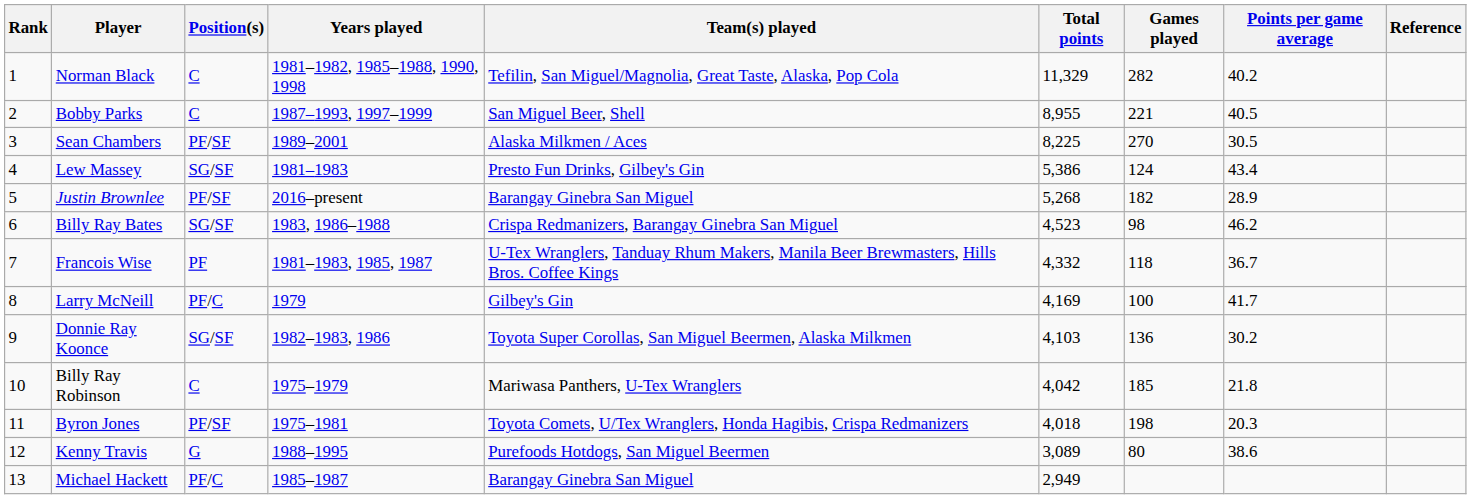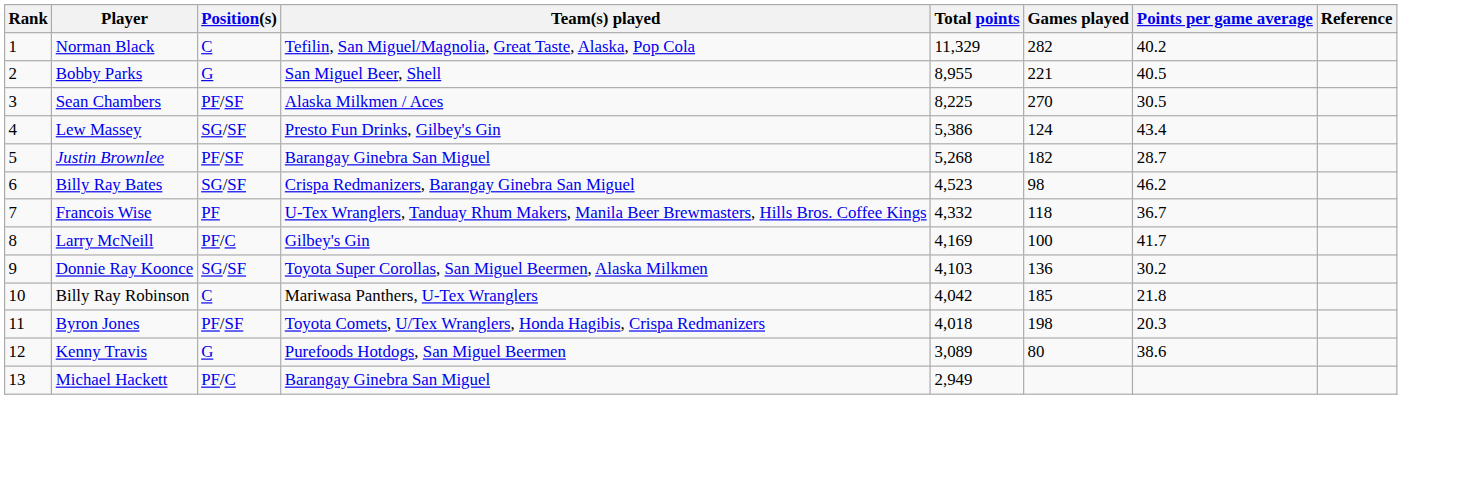- column: (376, 28)
(194, 114) C -> (207, 74) G
(1243, 197) 28.9 -> (1152, 157) 28.7
